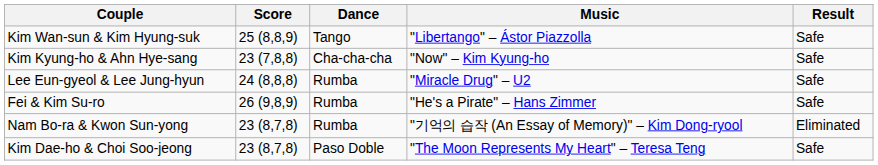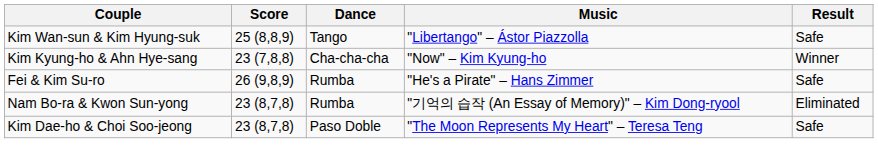(810, 59) Safe -> (817, 59) Winner
- row: (106, 80)
